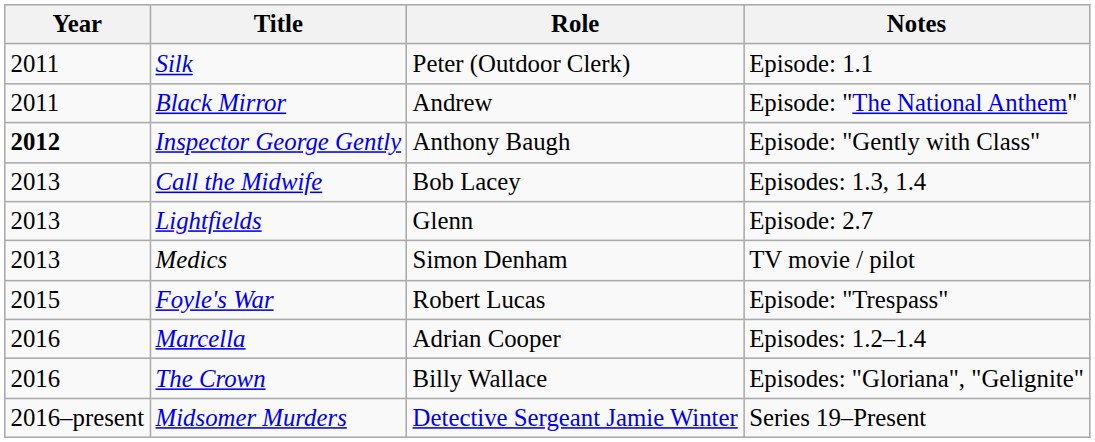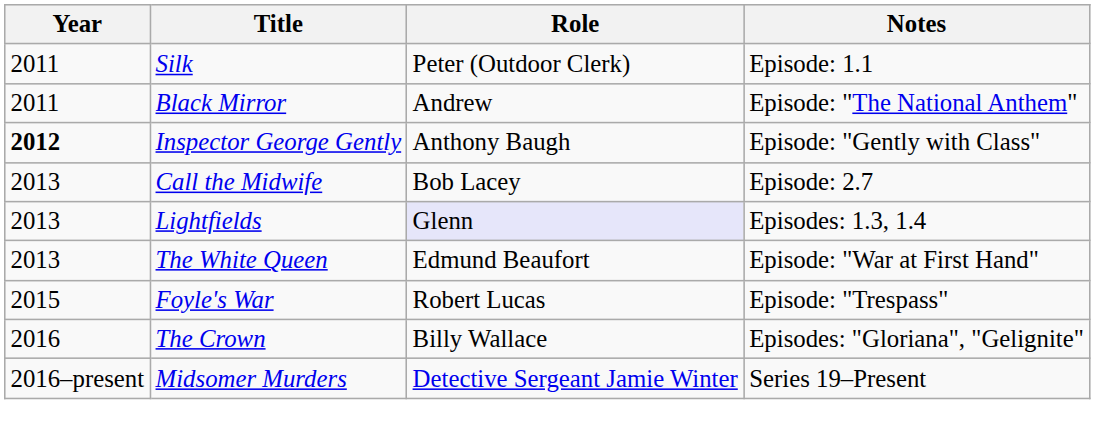(838, 181) Episodes: 1.3, 1.4 -> (811, 181) Episode: 2.7
(443, 220) no background -> (443, 220) lavender background
(811, 220) Episode: 2.7 -> (838, 220) Episodes: 1.3, 1.4
+ row: (242, 260)
- row: (191, 260)
- row: (201, 338)
